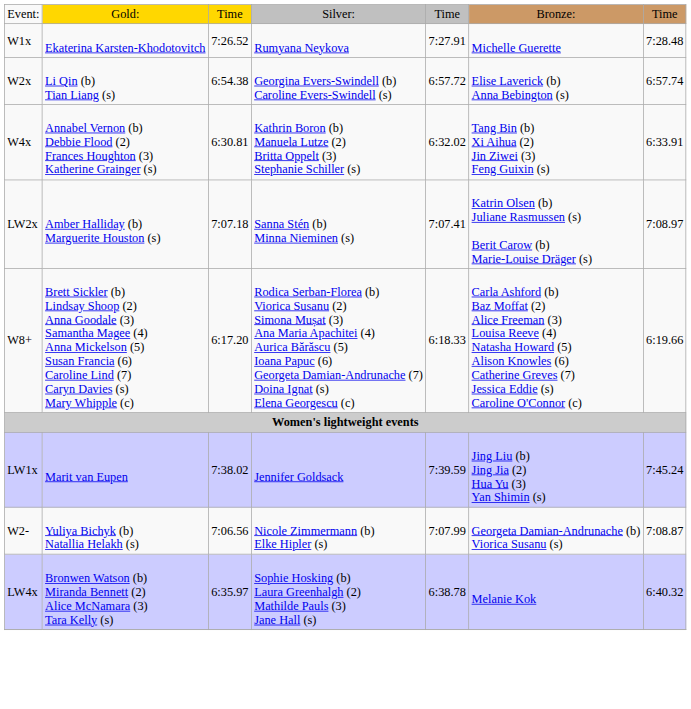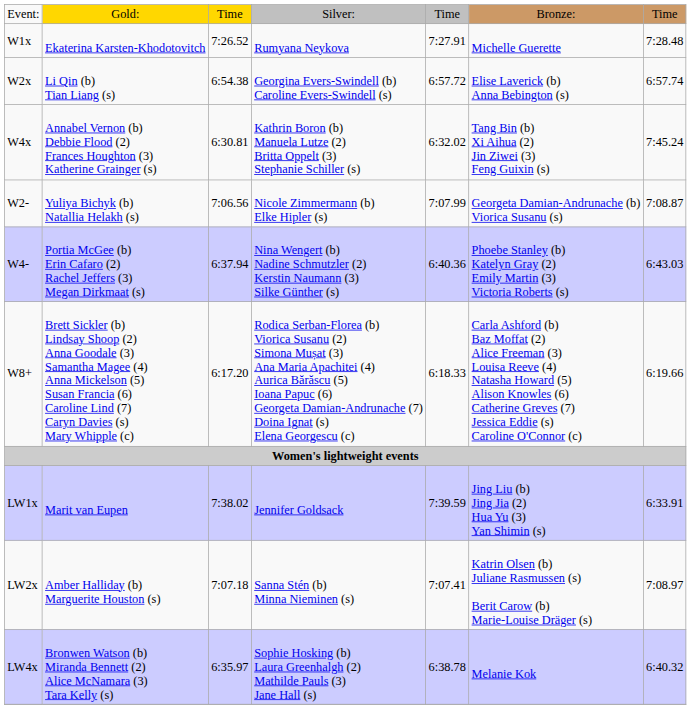(665, 142) 6:33.91 -> (665, 142) 7:45.24
rows swapped: (18, 530) <-> (23, 224)
+ row: (18, 264)
(665, 469) 7:45.24 -> (665, 503) 6:33.91
